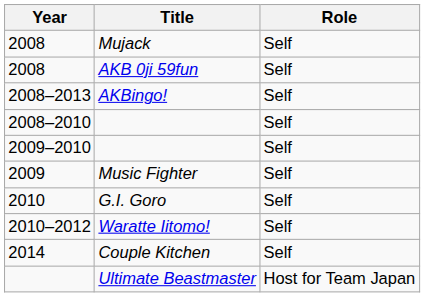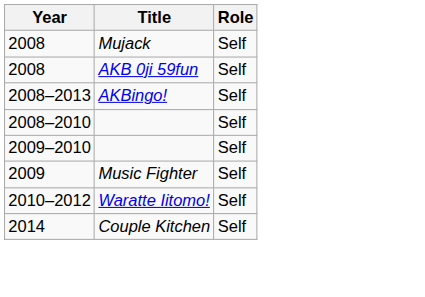- row: (27, 200)
- row: (50, 279)
